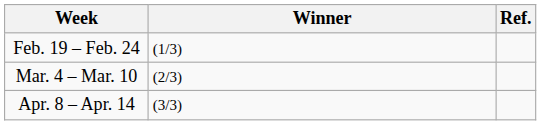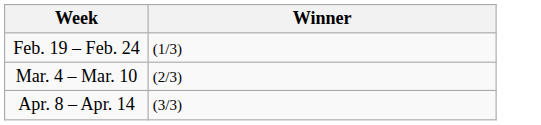- column: (516, 18)
